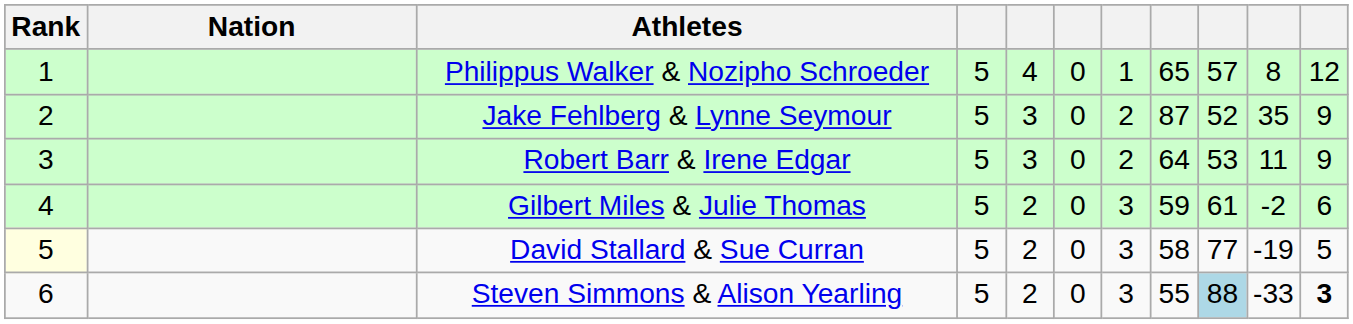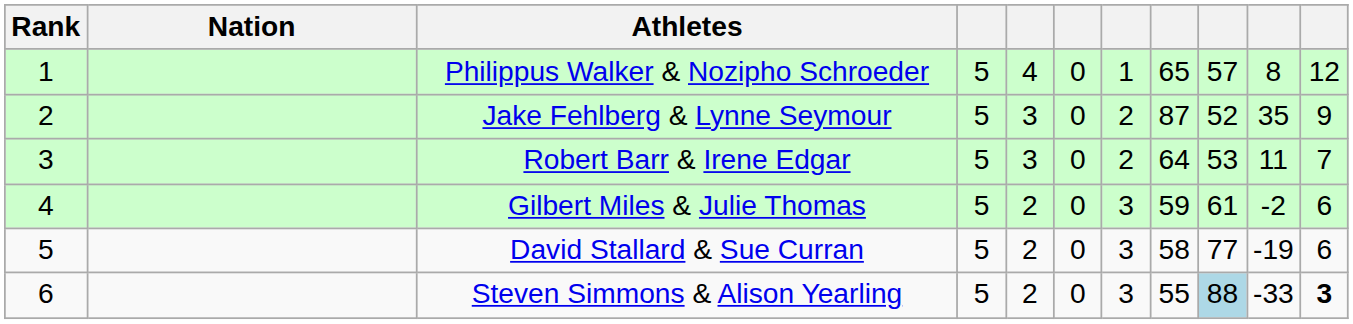(1324, 160) 9 -> (1324, 160) 7
(46, 250) lightyellow background -> (46, 250) no background
(1324, 250) 5 -> (1324, 250) 6
